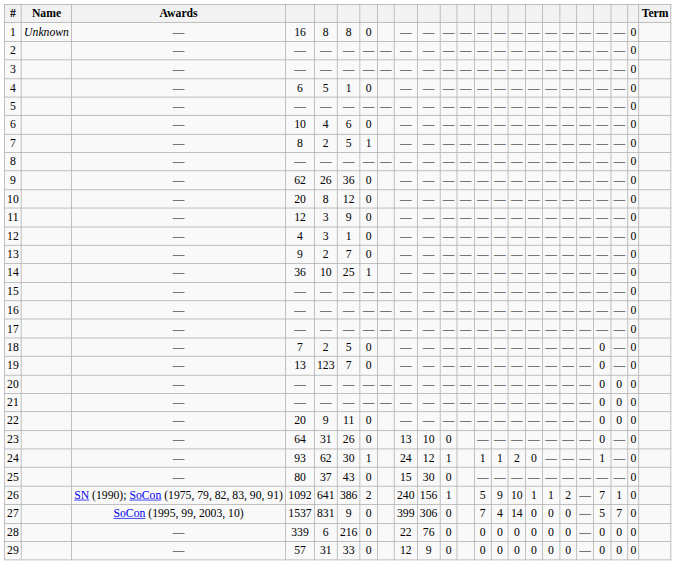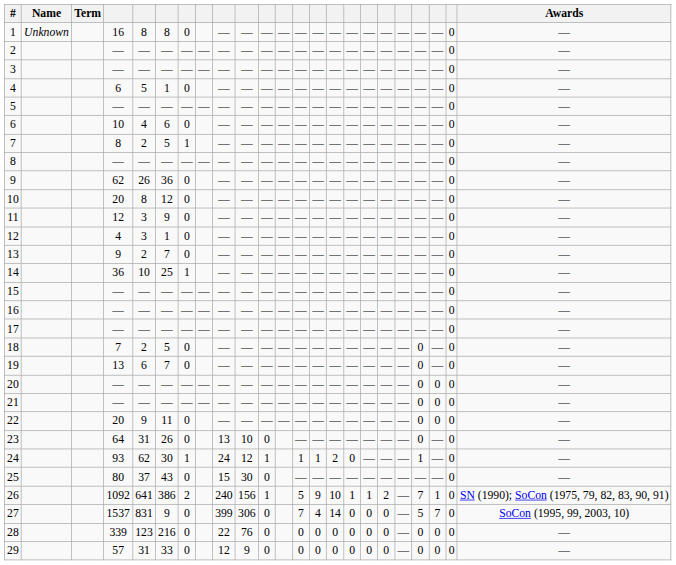columns swapped: (655, 13) <-> (179, 13)
(326, 365) 123 -> (144, 365) 6
(326, 532) 6 -> (144, 532) 123
